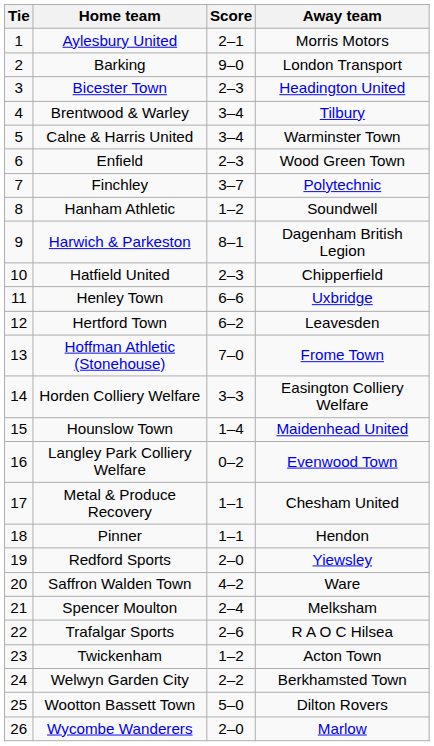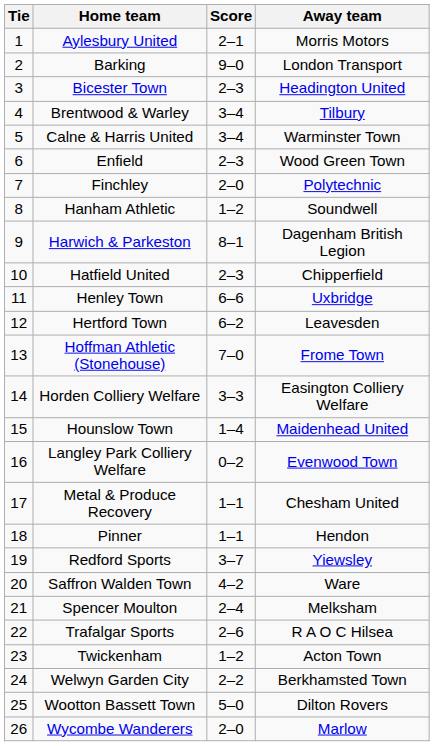(231, 185) 3–7 -> (231, 185) 2–0
(231, 560) 2–0 -> (231, 560) 3–7
